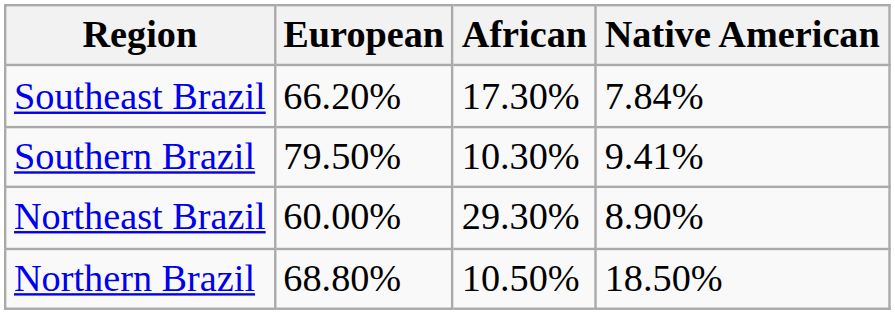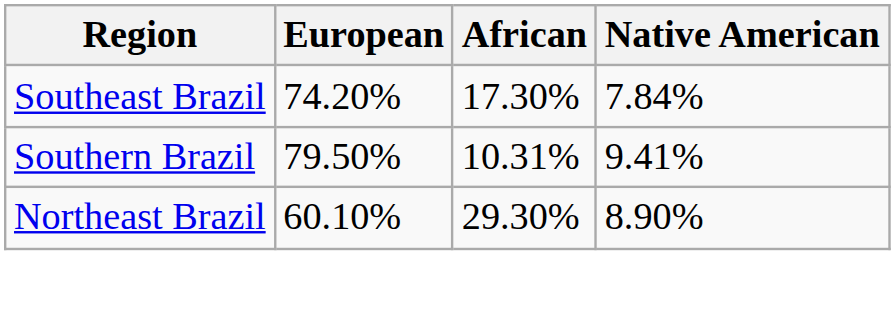(342, 95) 66.20% -> (342, 95) 74.20%
(521, 156) 10.30% -> (521, 156) 10.31%
(342, 216) 60.00% -> (342, 216) 60.10%
- row: (135, 277)
